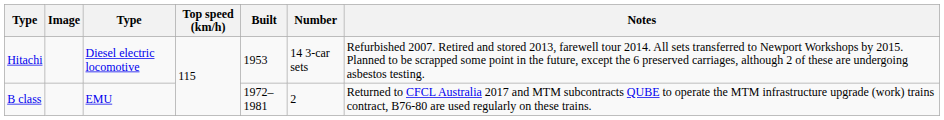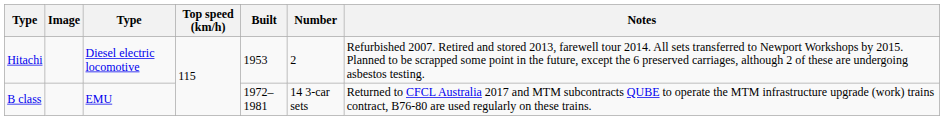(310, 60) 14 3-car sets -> (293, 60) 2
(293, 99) 2 -> (310, 99) 14 3-car sets
